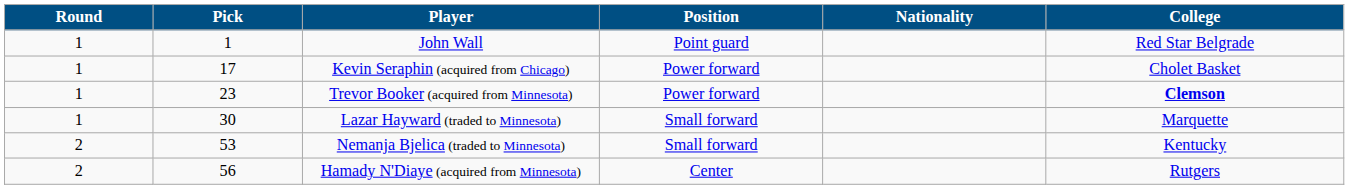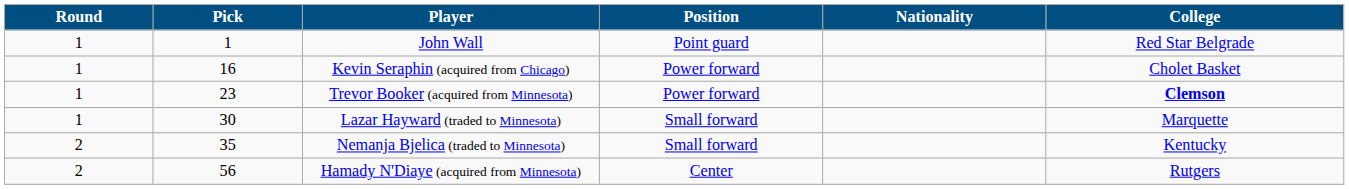(228, 68) 17 -> (228, 68) 16
(228, 145) 53 -> (228, 145) 35
